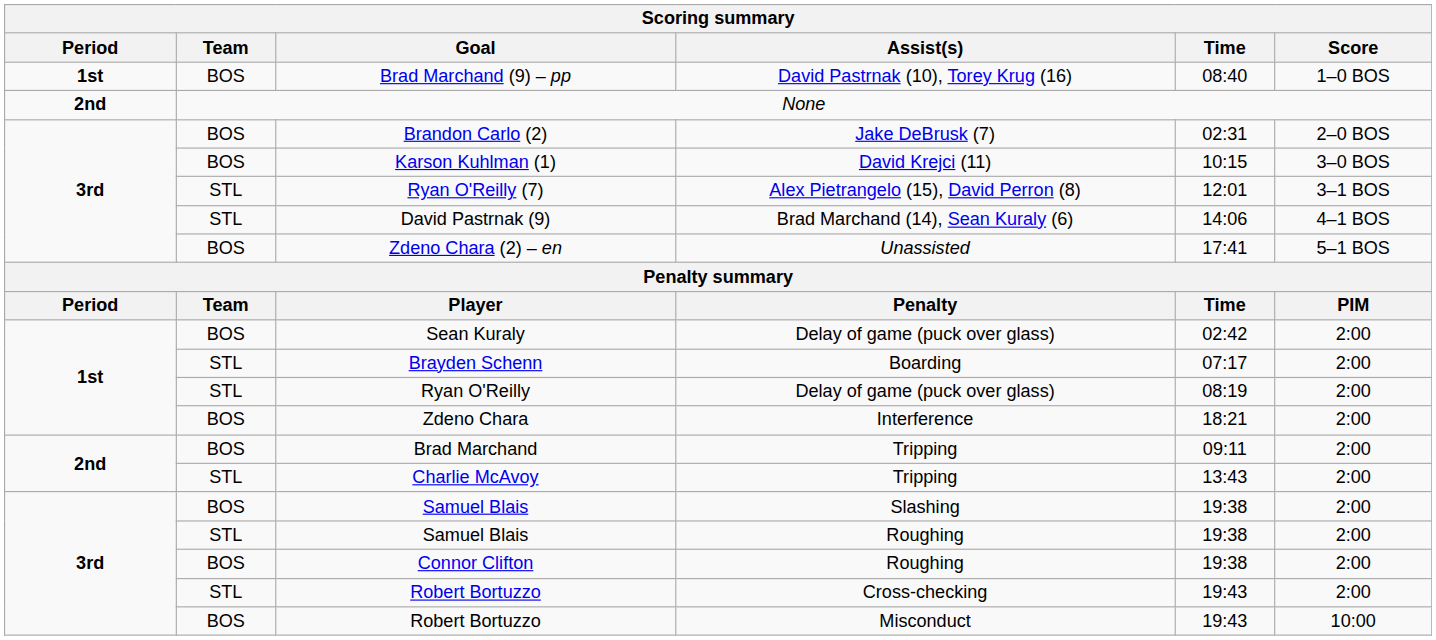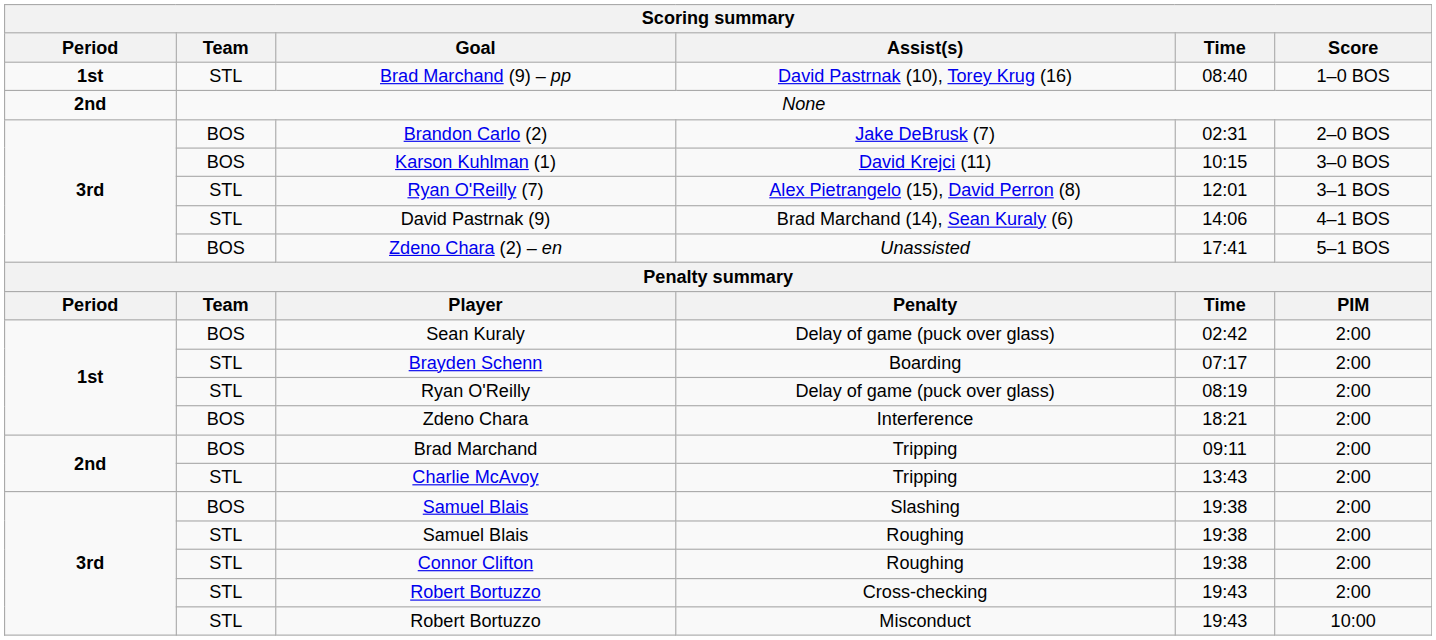(226, 76) BOS -> (226, 76) STL
(226, 563) BOS -> (226, 563) STL
(226, 620) BOS -> (226, 620) STL
